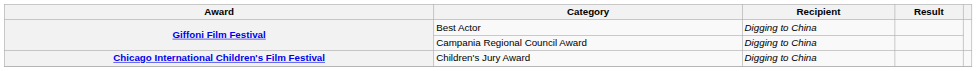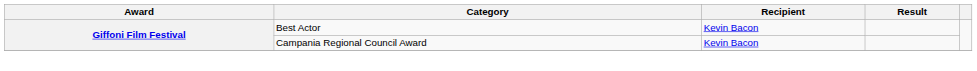(781, 27) Digging to China -> (731, 27) Kevin Bacon
(781, 43) Digging to China -> (731, 43) Kevin Bacon
- row: (483, 58)
